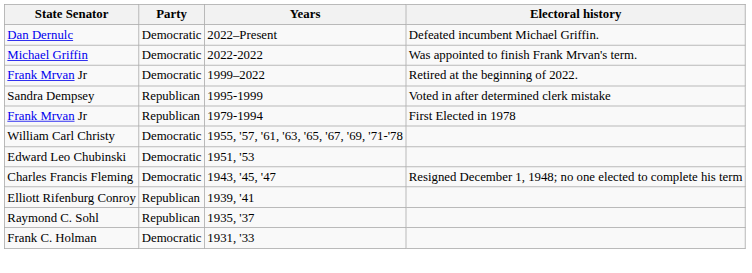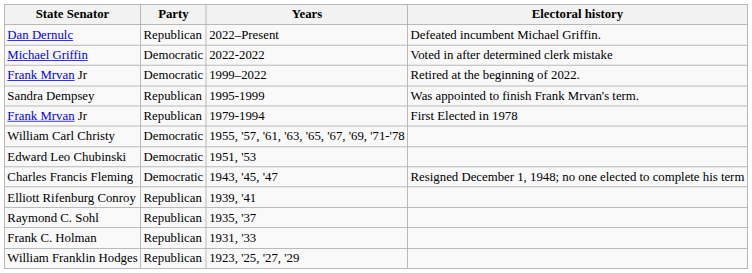(172, 34) Democratic -> (173, 34) Republican
(523, 55) Was appointed to finish Frank Mrvan's term. -> (512, 55) Voted in after determined clerk mistake
(510, 95) Voted in after determined clerk mistake -> (525, 95) Was appointed to finish Frank Mrvan's term.
(172, 237) Democratic -> (173, 237) Republican
+ row: (73, 258)
